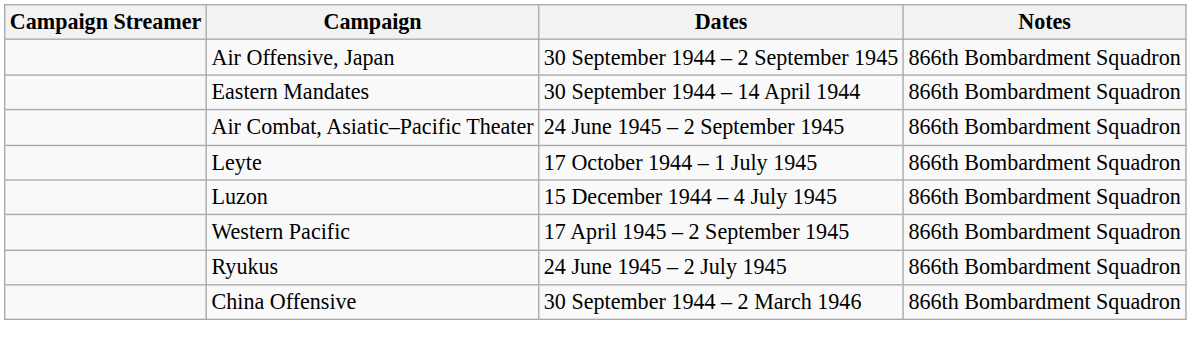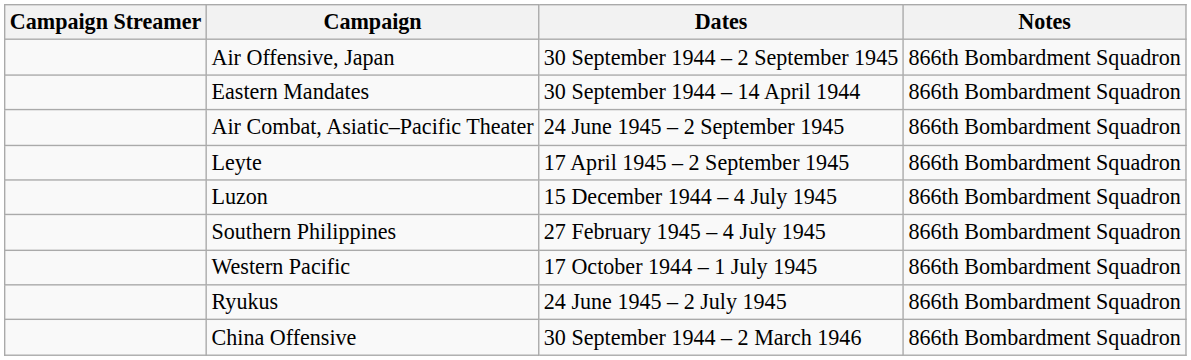(681, 162) 17 October 1944 – 1 July 1945 -> (697, 162) 17 April 1945 – 2 September 1945
+ row: (304, 232)
(697, 232) 17 April 1945 – 2 September 1945 -> (681, 267) 17 October 1944 – 1 July 1945
